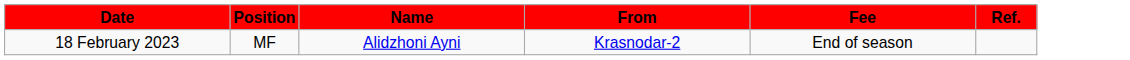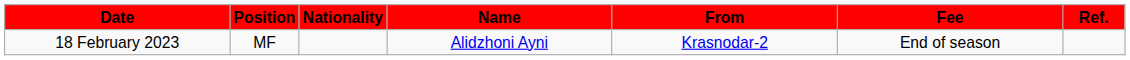+ column: (343, 17)
